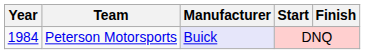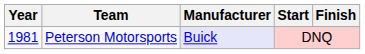(23, 38) 1984 -> (23, 38) 1981
